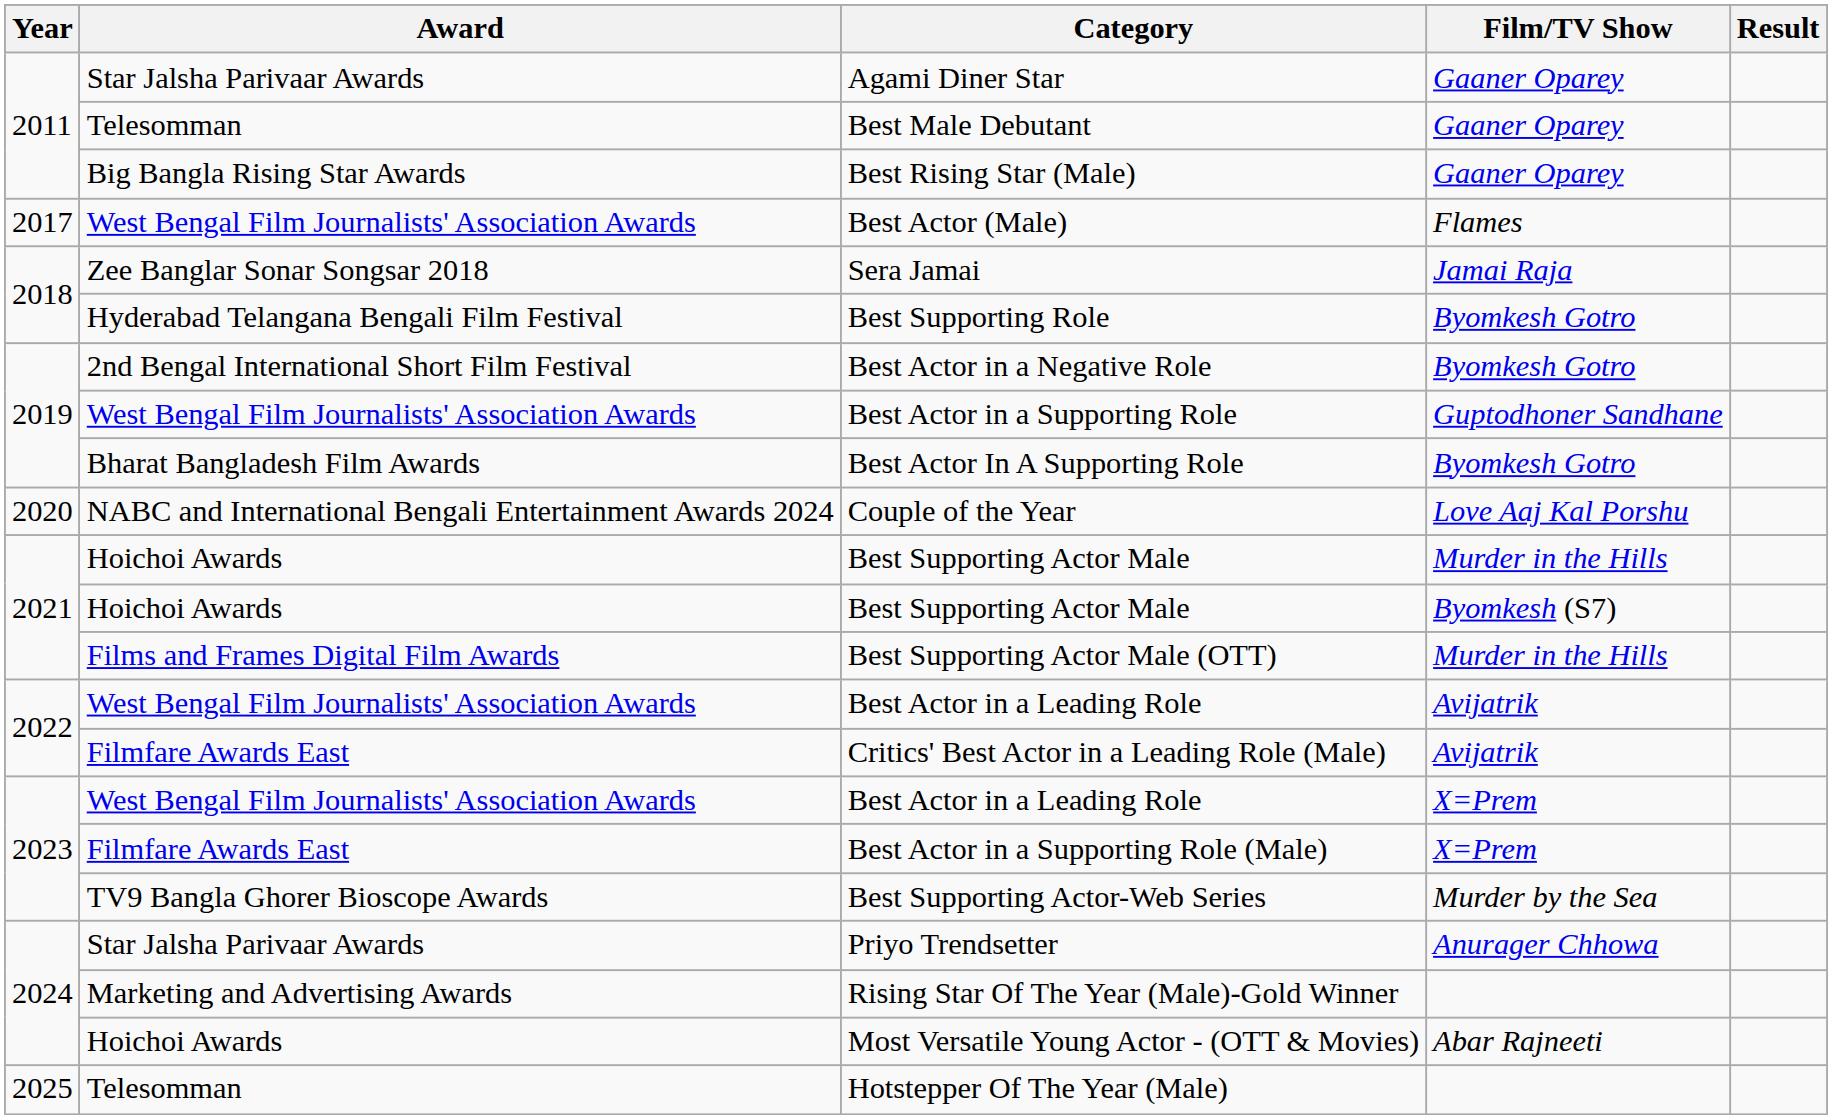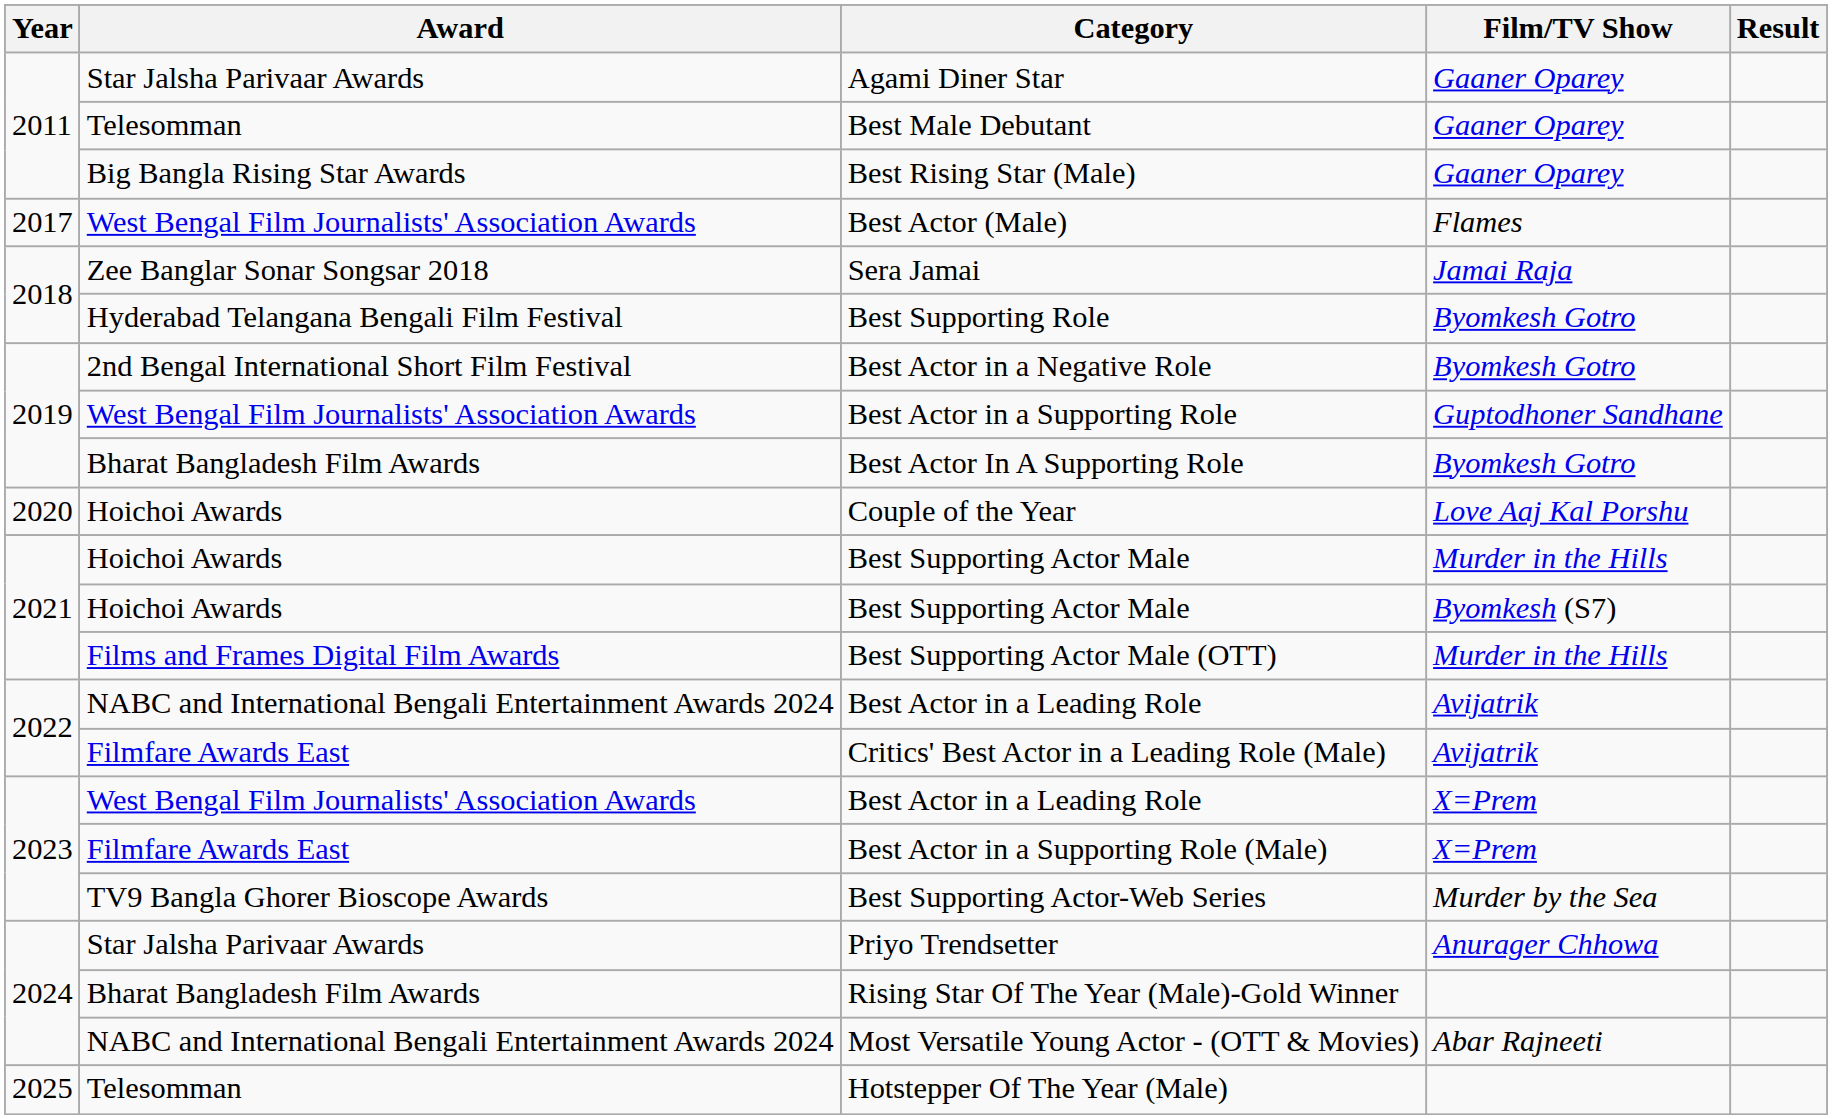(460, 510) NABC and International Bengali Entertainment Awards 2024 -> (185, 510) Hoichoi Awards
(391, 703) West Bengal Film Journalists' Association Awards -> (460, 703) NABC and International Bengali Entertainment Awards 2024
(299, 992) Marketing and Advertising Awards -> (283, 992) Bharat Bangladesh Film Awards
(185, 1041) Hoichoi Awards -> (460, 1041) NABC and International Bengali Entertainment Awards 2024
